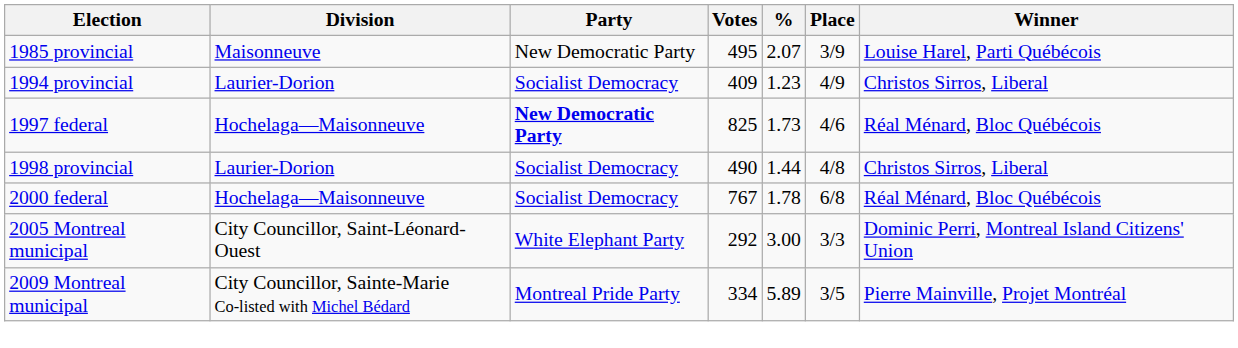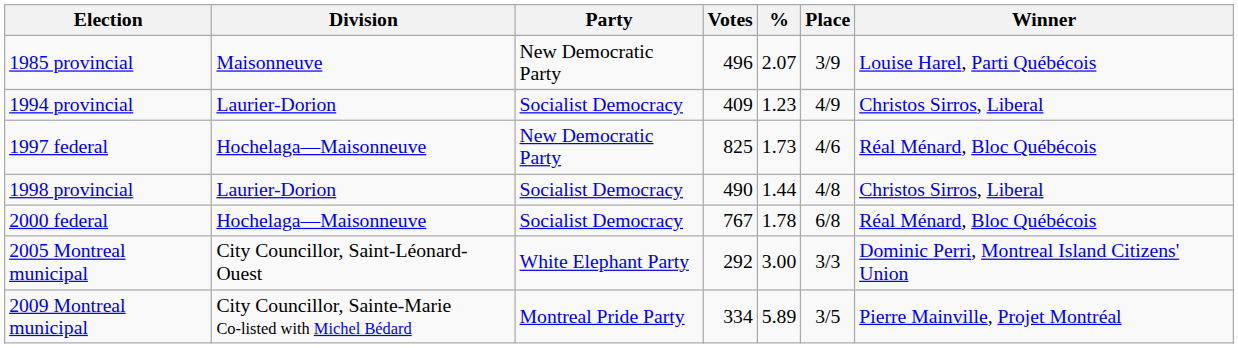(743, 51) 495 -> (738, 62) 496
(584, 124) bold -> (587, 146) normal
